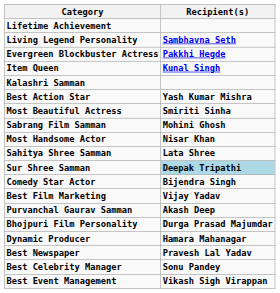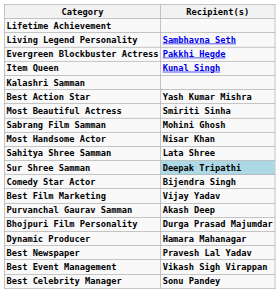rows swapped: (61, 281) <-> (64, 267)
